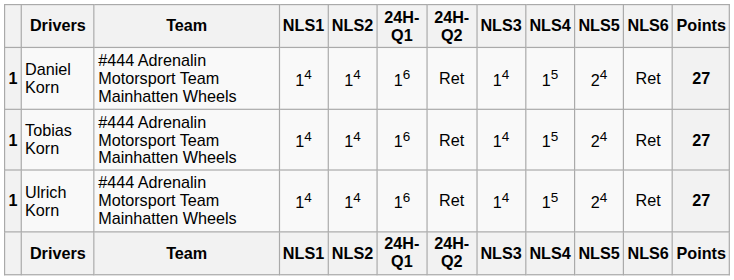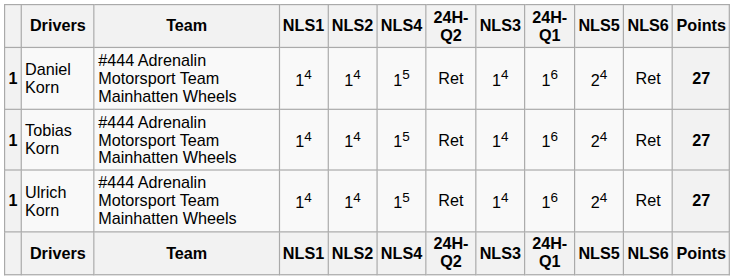columns swapped: (402, 26) <-> (550, 26)
